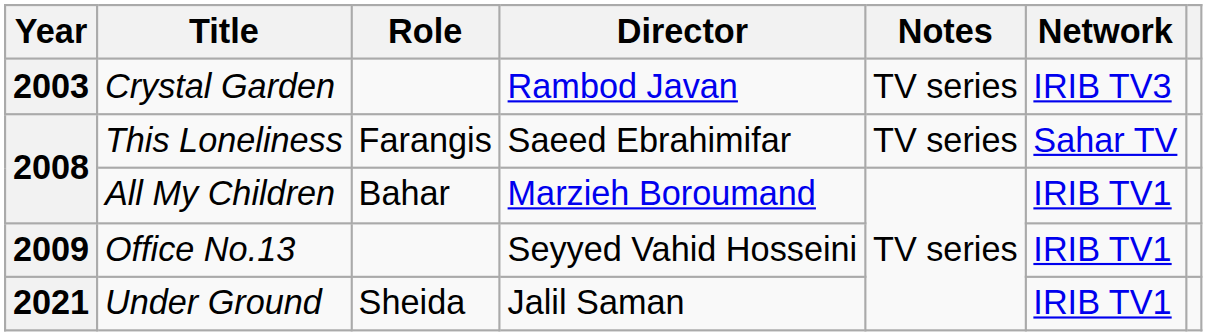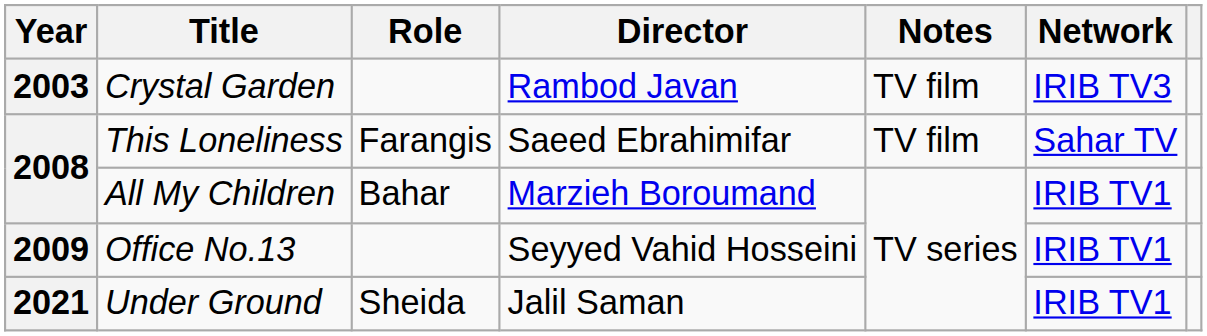(945, 85) TV series -> (926, 85) TV film
(945, 140) TV series -> (926, 140) TV film
